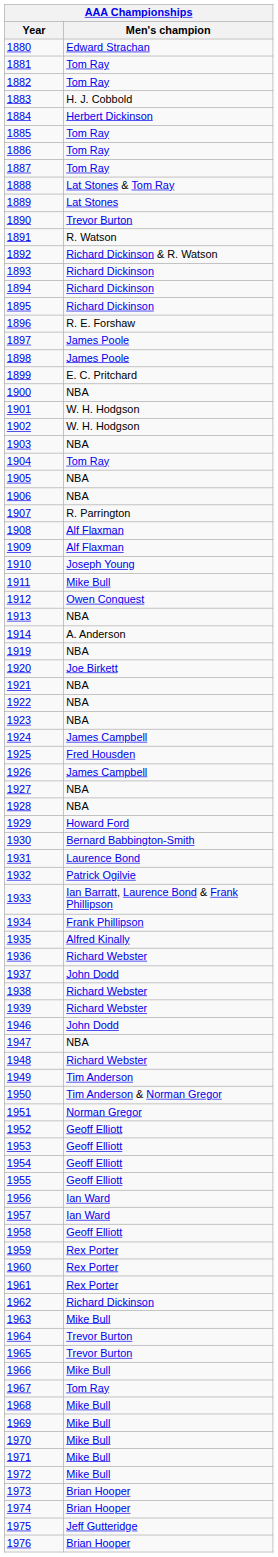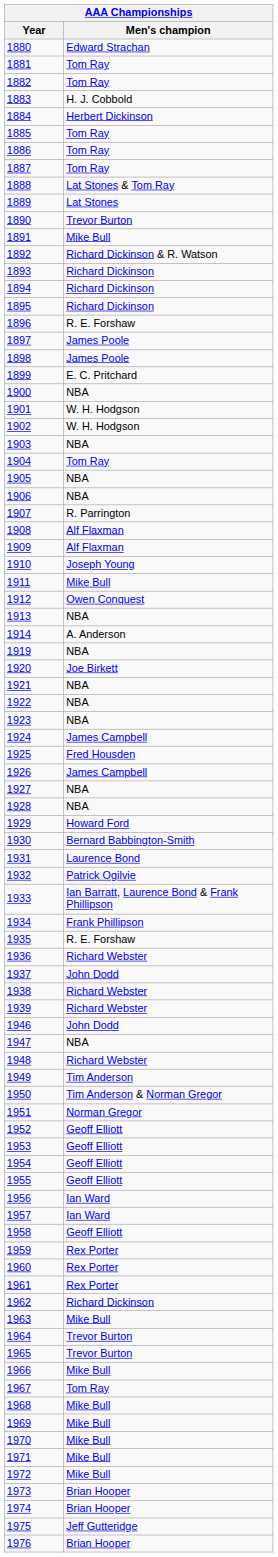(91, 237) R. Watson -> (88, 237) Mike Bull
(98, 939) Alfred Kinally -> (101, 939) R. E. Forshaw
